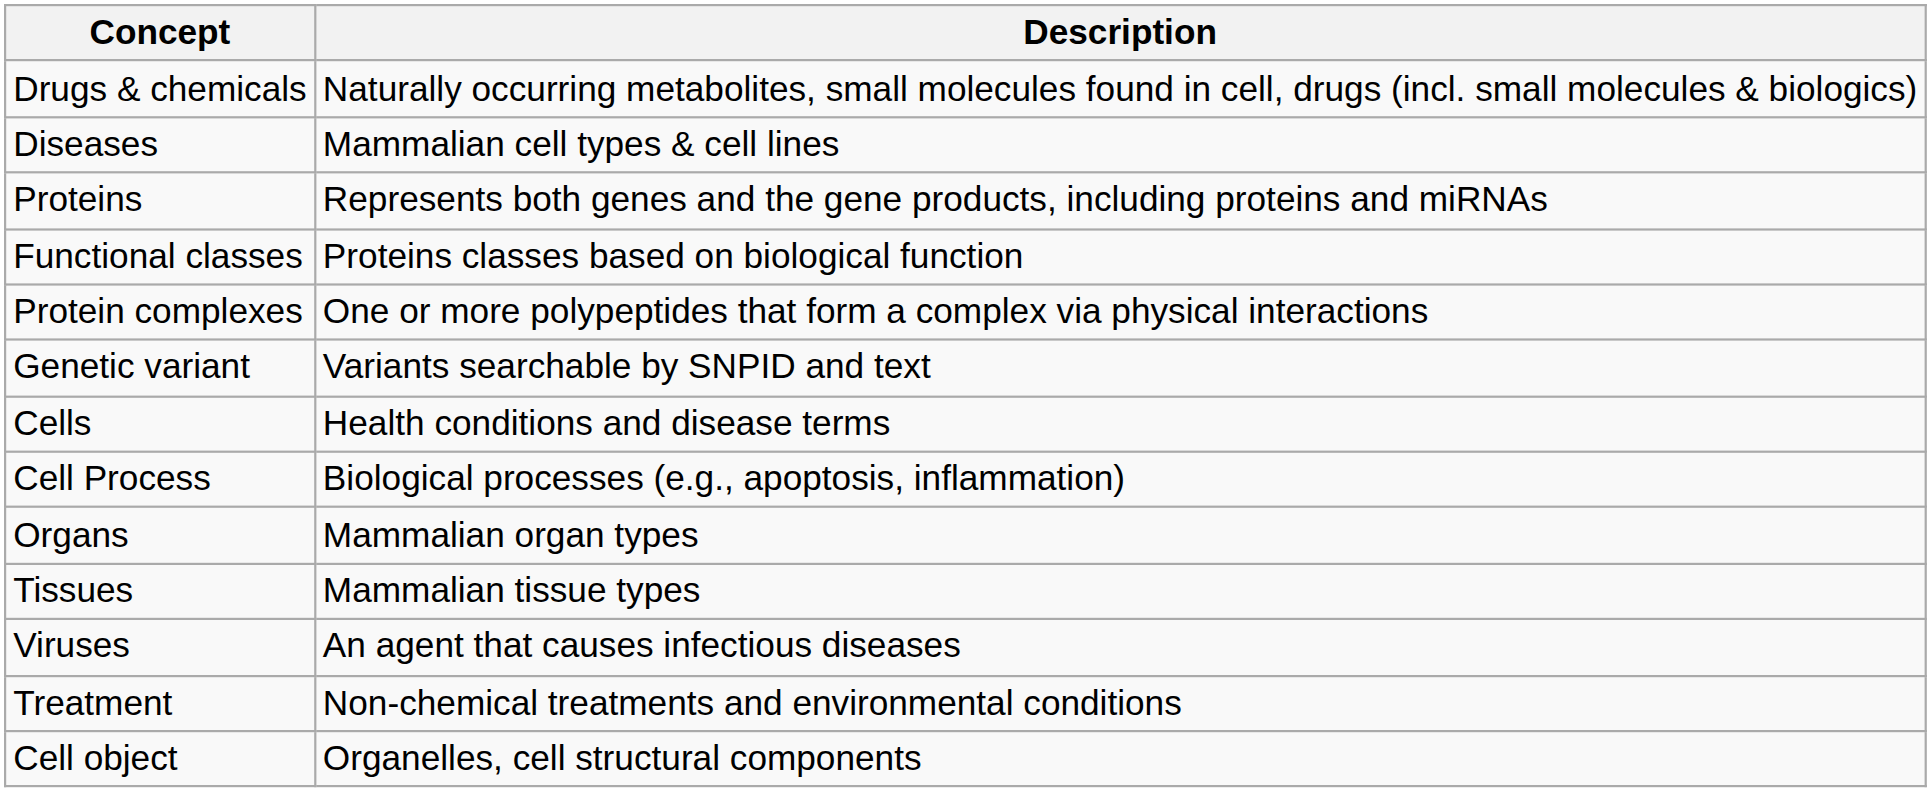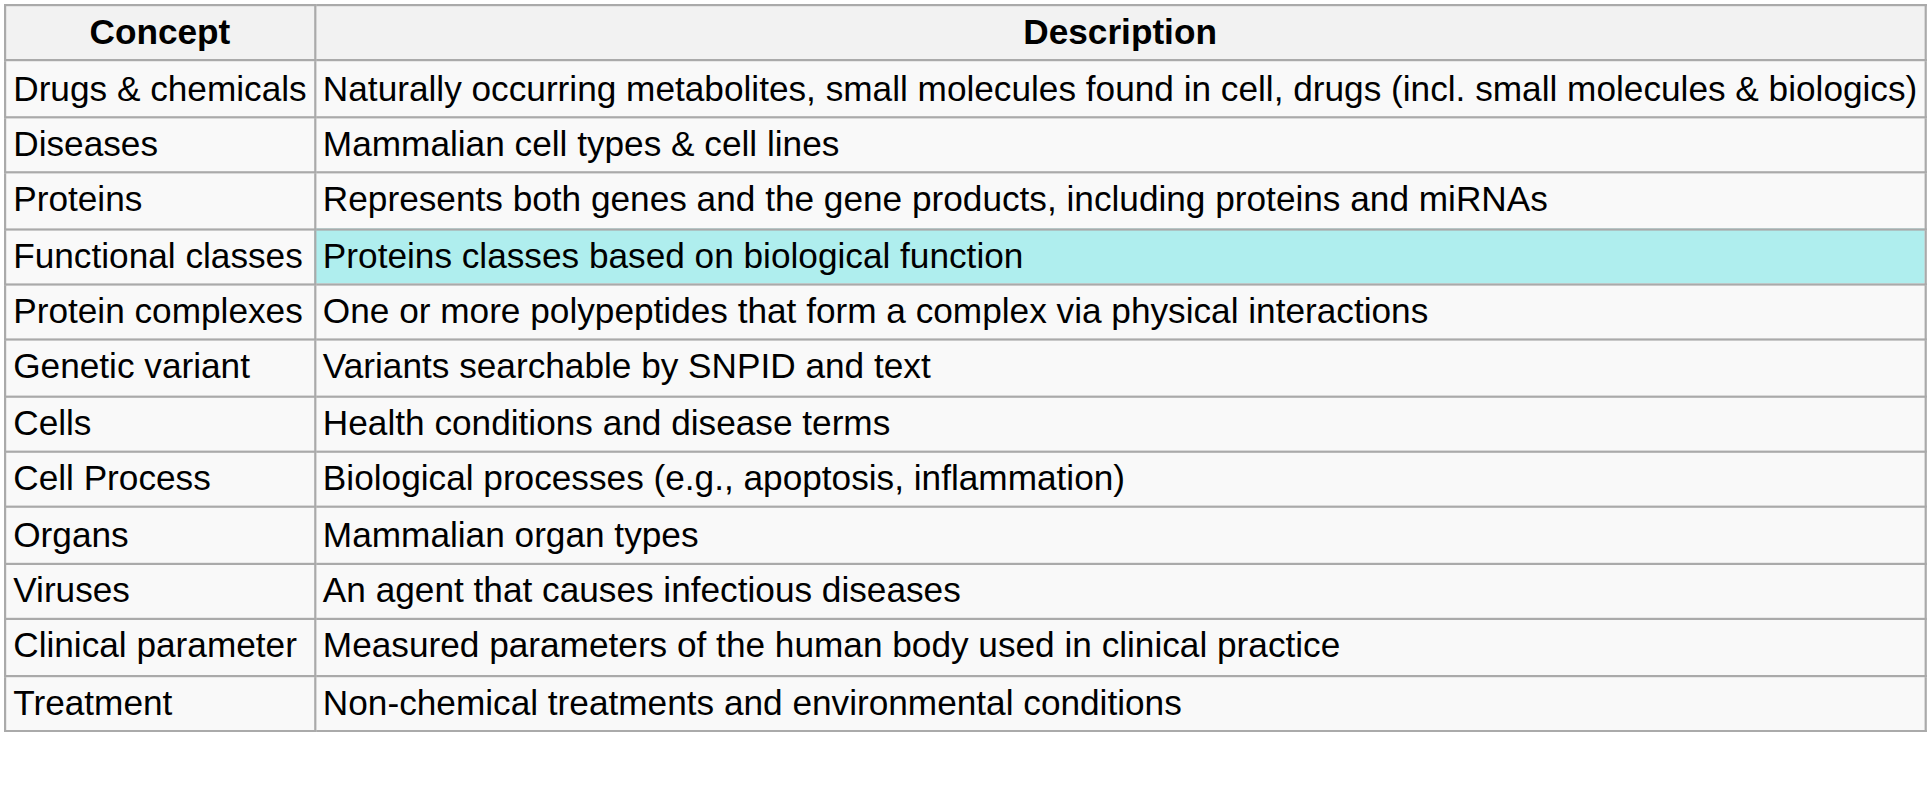(673, 255) no background -> (673, 255) paleturquoise background
- row: (73, 590)
+ row: (155, 646)
- row: (95, 758)
